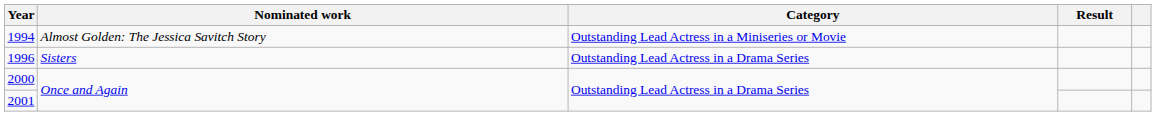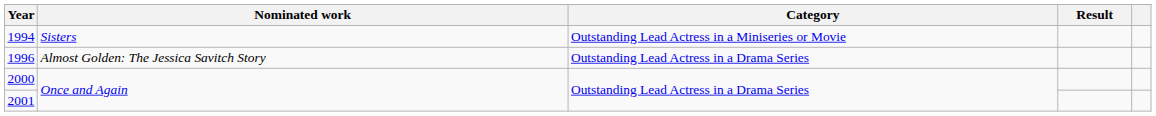(153, 36) Almost Golden: The Jessica Savitch Story -> (59, 36) Sisters
(59, 57) Sisters -> (153, 57) Almost Golden: The Jessica Savitch Story
